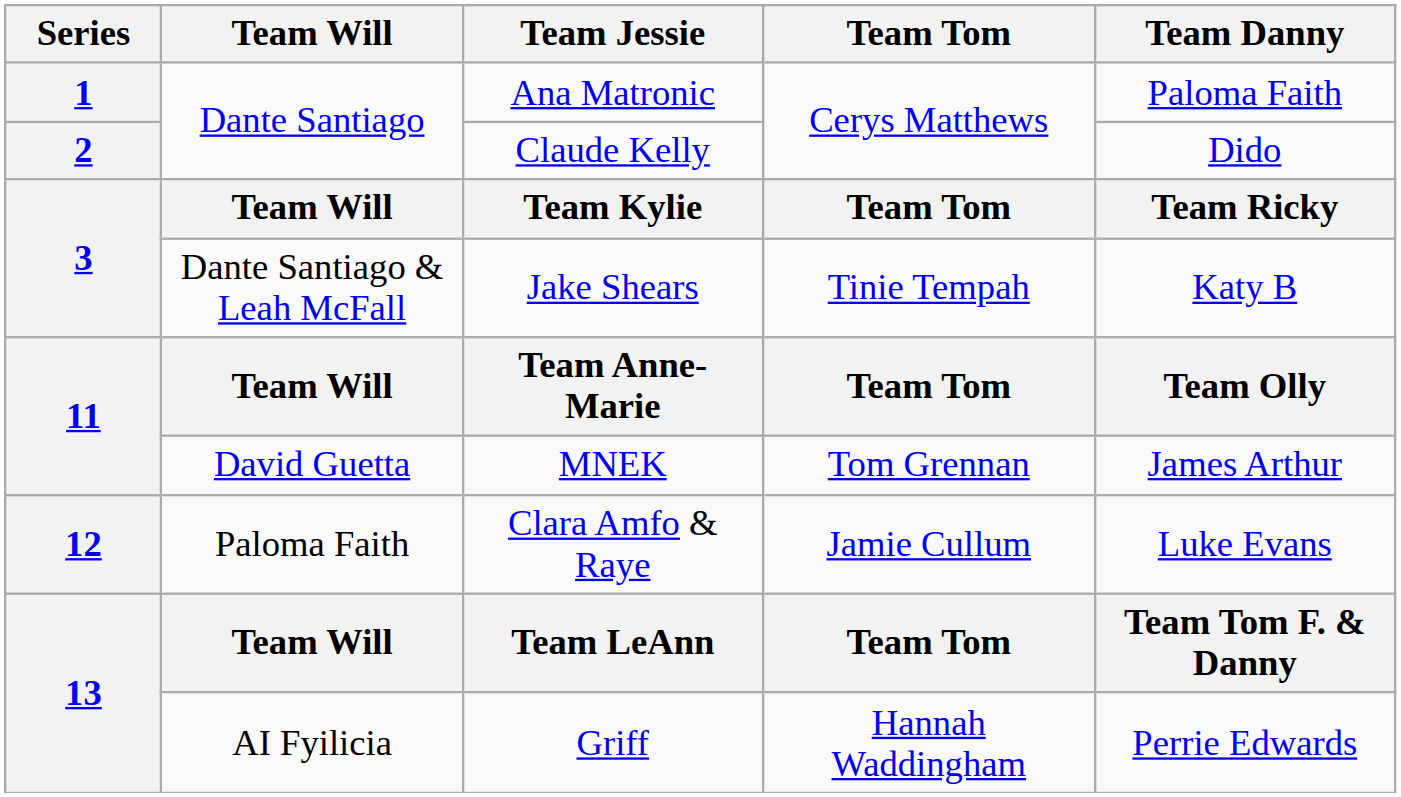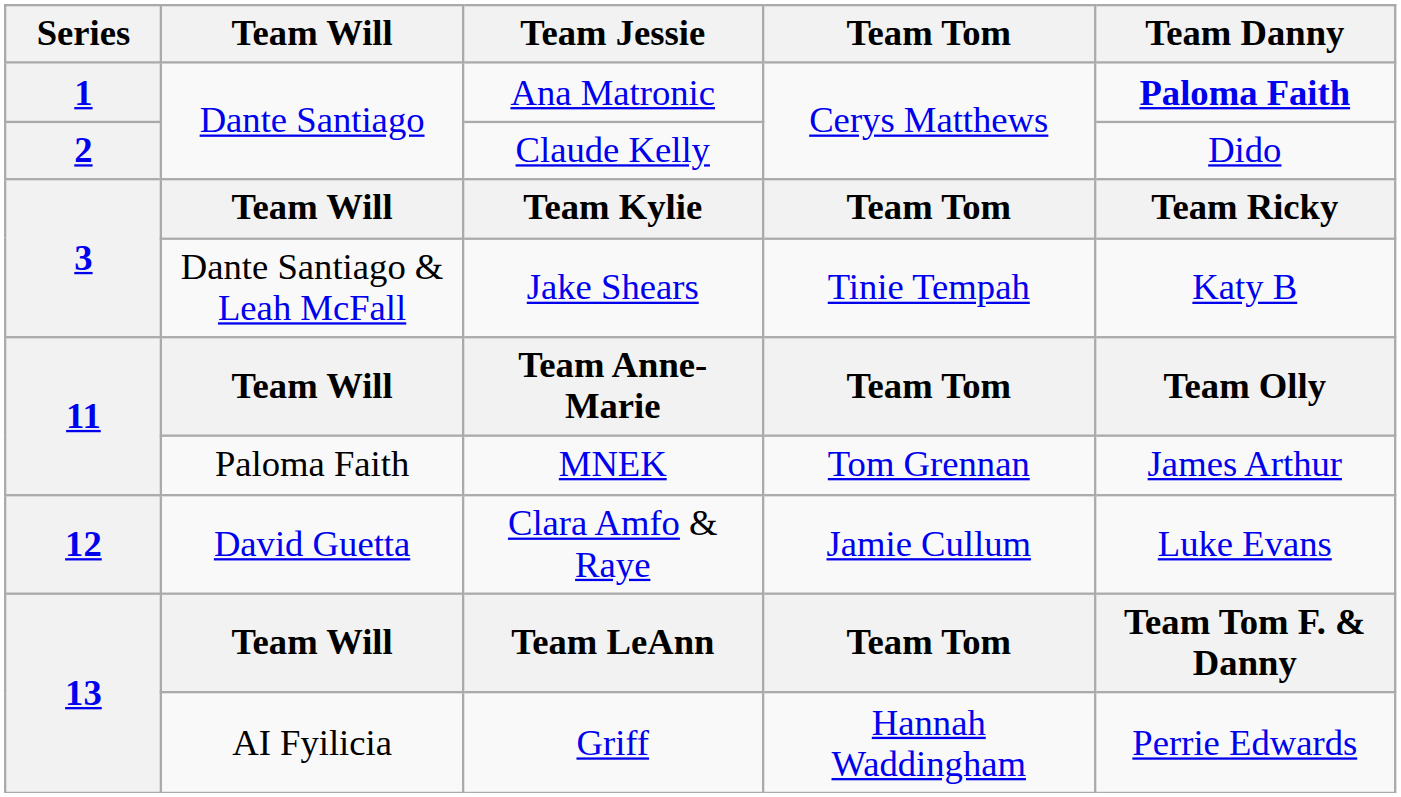(1245, 91) normal -> (1245, 91) bold
(312, 464) David Guetta -> (312, 464) Paloma Faith
(312, 543) Paloma Faith -> (312, 543) David Guetta
